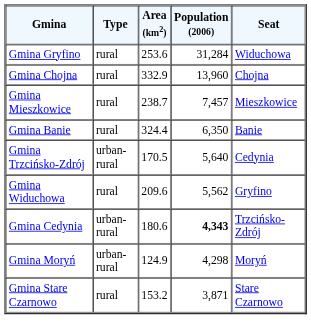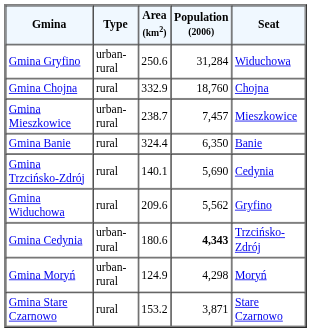(107, 54) rural -> (111, 61) urban-rural
(154, 54) 253.6 -> (154, 61) 250.6
(212, 74) 13,960 -> (212, 88) 18,760
(107, 102) rural -> (111, 116) urban-rural
(111, 157) urban-rural -> (107, 171) rural
(154, 157) 170.5 -> (154, 171) 140.1
(215, 157) 5,640 -> (215, 171) 5,690
